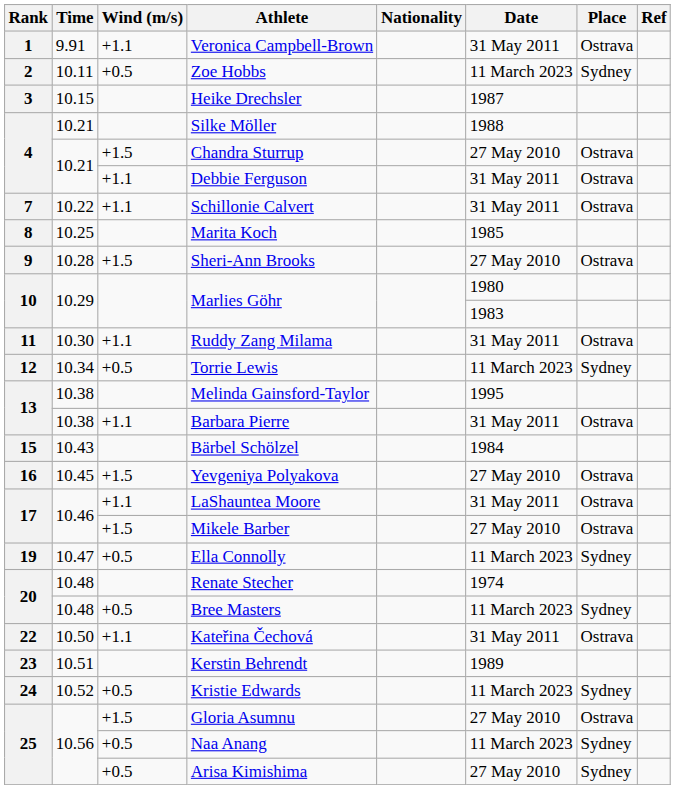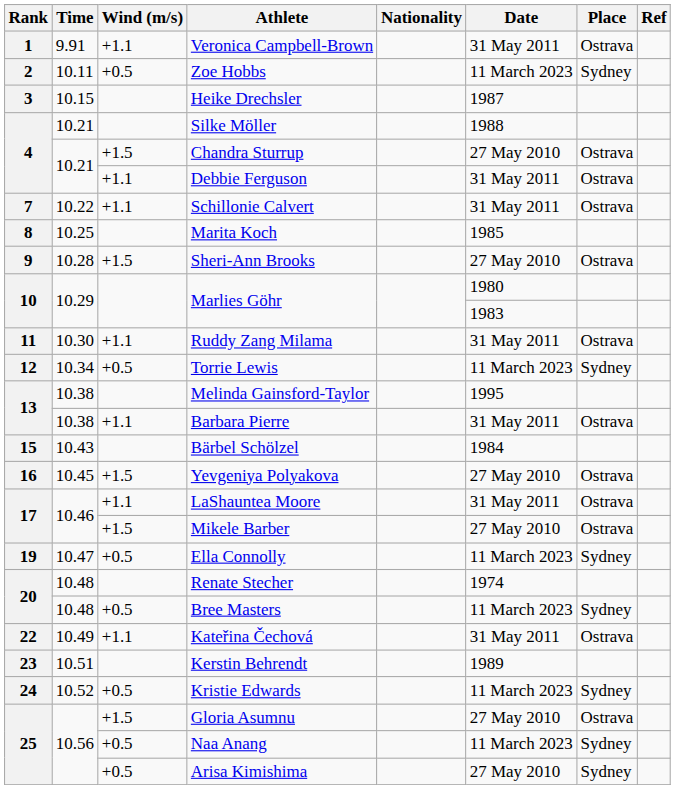(75, 636) 10.50 -> (75, 636) 10.49
